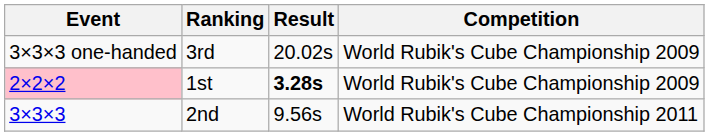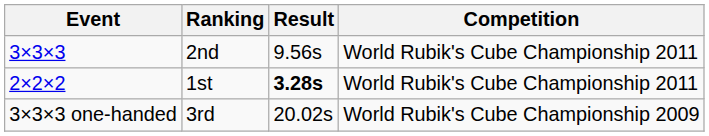rows swapped: (203, 114) <-> (200, 51)
(37, 83) pink background -> (37, 83) no background
(521, 83) World Rubik's Cube Championship 2009 -> (521, 83) World Rubik's Cube Championship 2011
